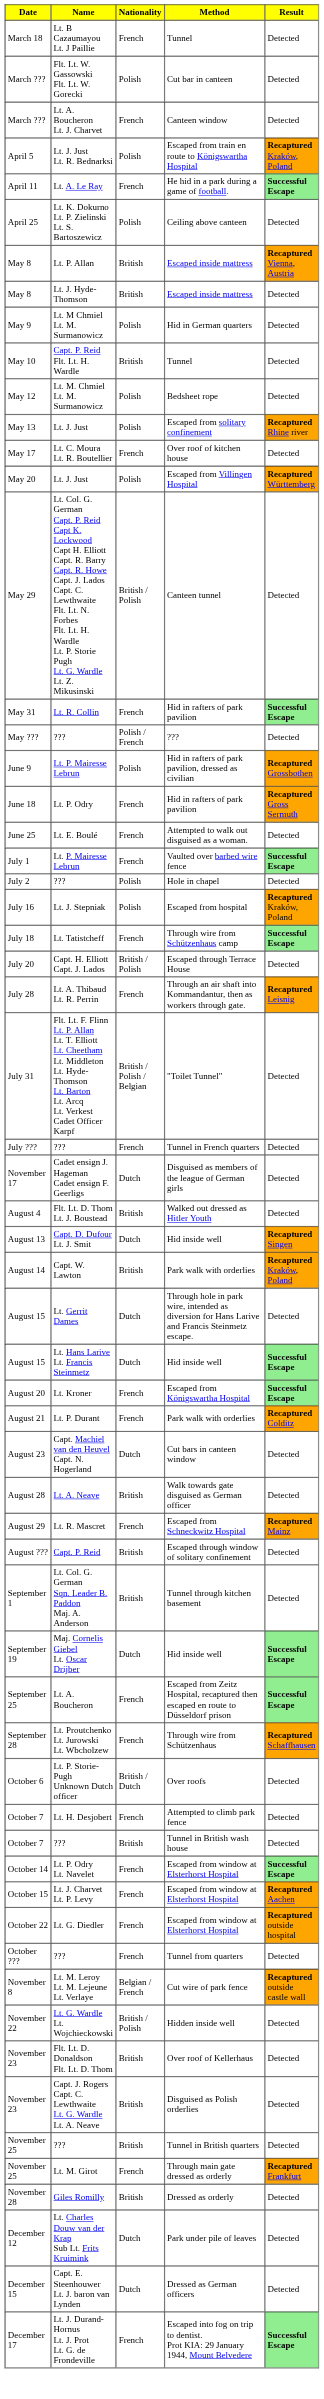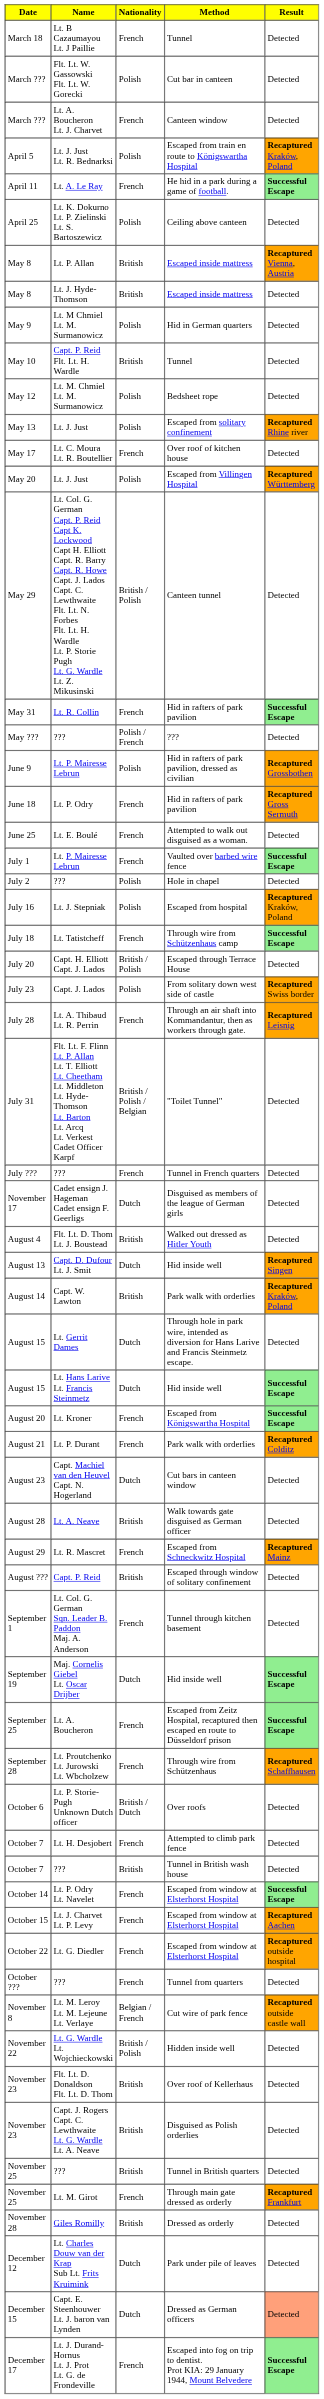+ row: (21, 989)
(131, 1597) British -> (131, 1623) French
(283, 2289) no background -> (283, 2314) lightsalmon background
